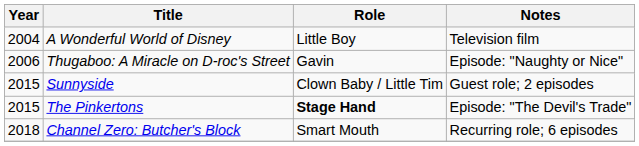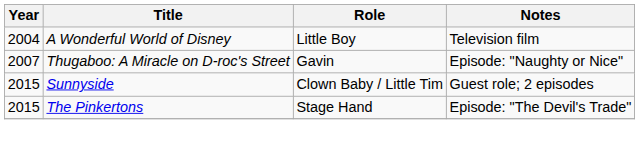(24, 61) 2006 -> (24, 61) 2007
(336, 107) bold -> (335, 107) normal
- row: (143, 130)
